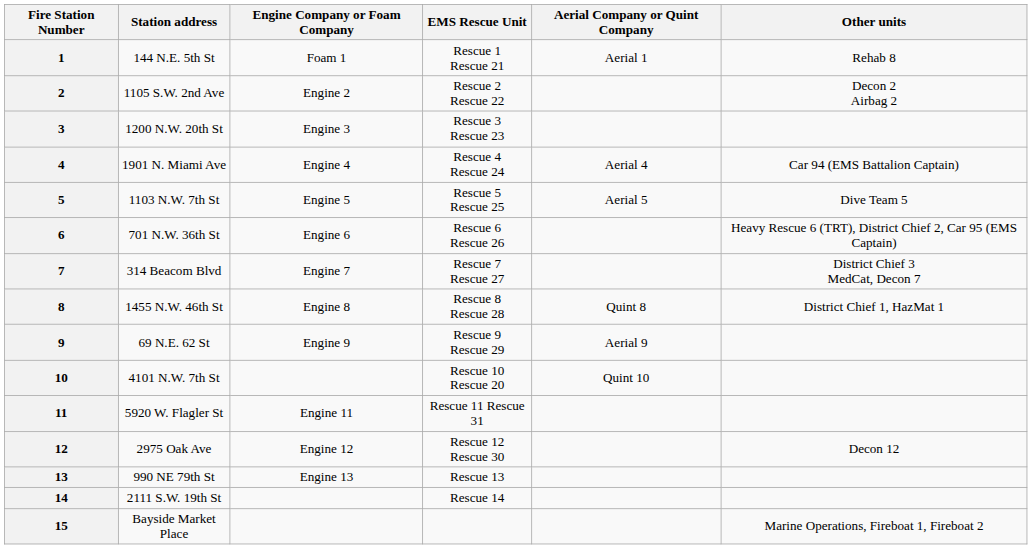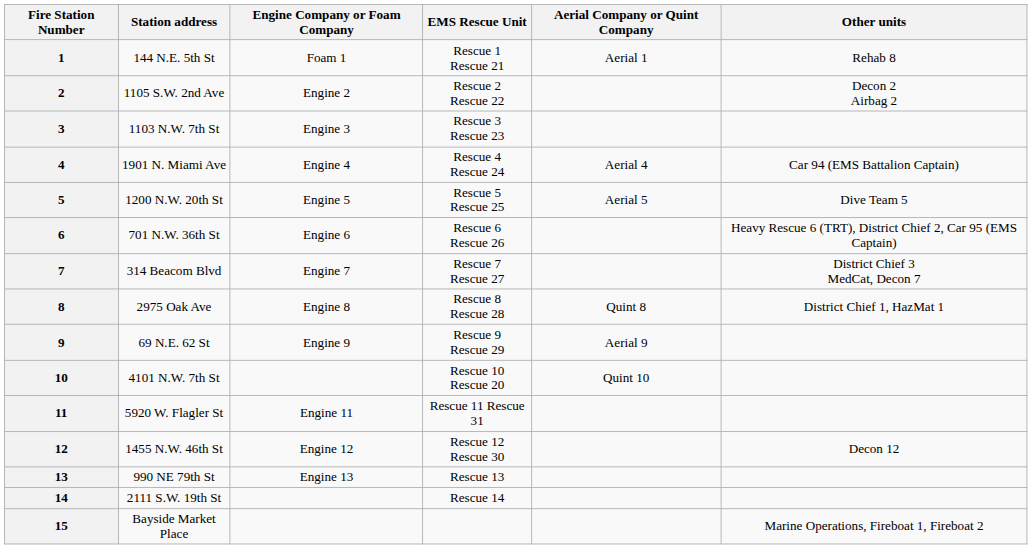(174, 128) 1200 N.W. 20th St -> (174, 128) 1103 N.W. 7th St
(174, 200) 1103 N.W. 7th St -> (174, 200) 1200 N.W. 20th St
(174, 306) 1455 N.W. 46th St -> (174, 306) 2975 Oak Ave
(174, 449) 2975 Oak Ave -> (174, 449) 1455 N.W. 46th St
